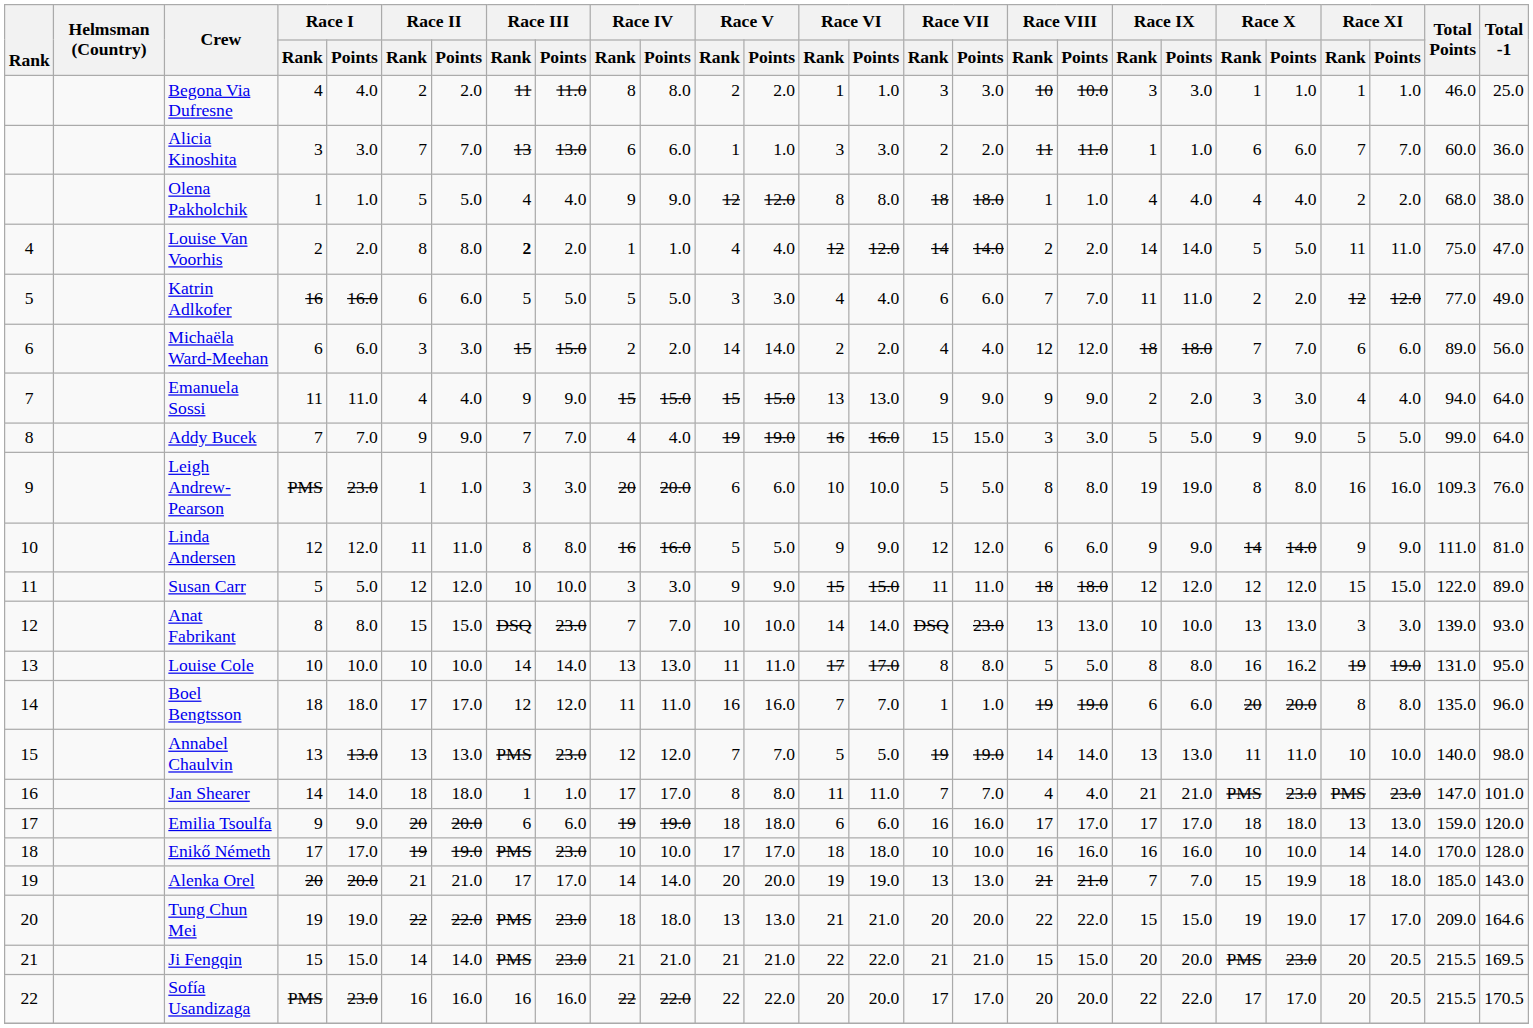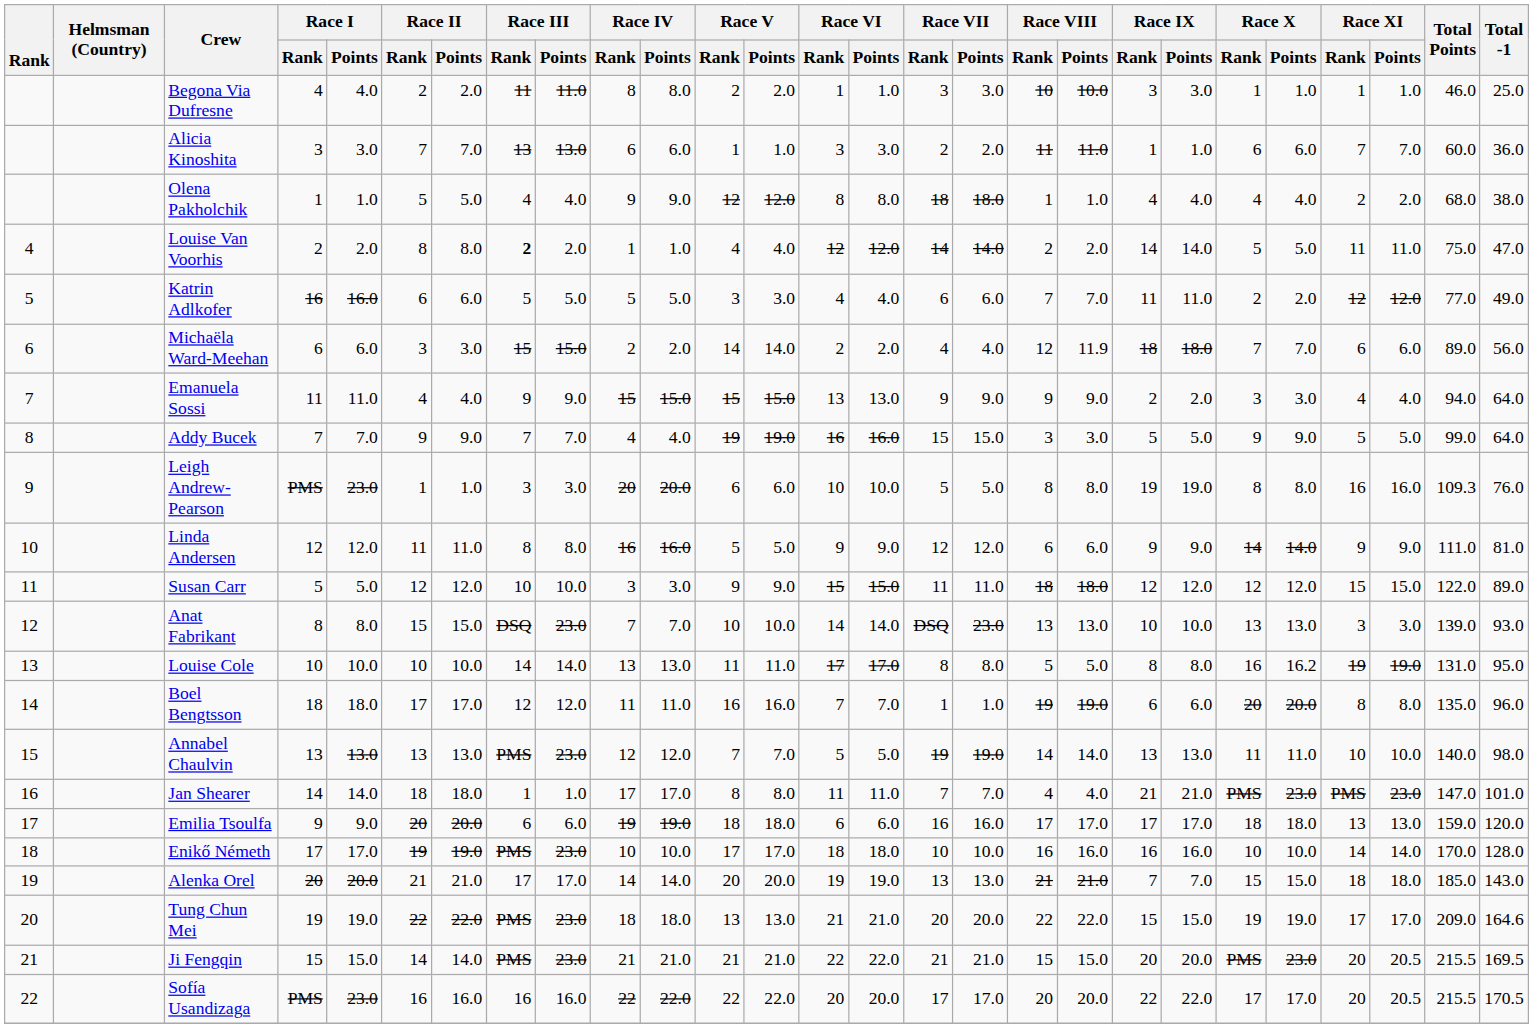(1093, 348) 12.0 -> (1093, 348) 11.9
(1301, 881) 19.9 -> (1301, 881) 15.0
